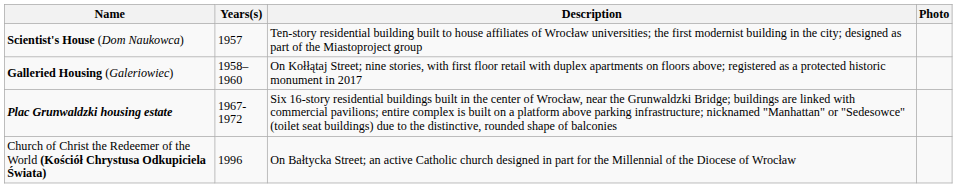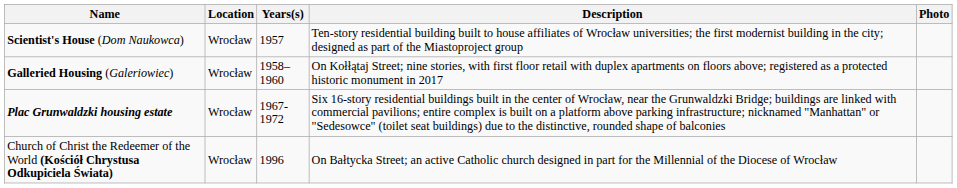+ column: (231, 14)
